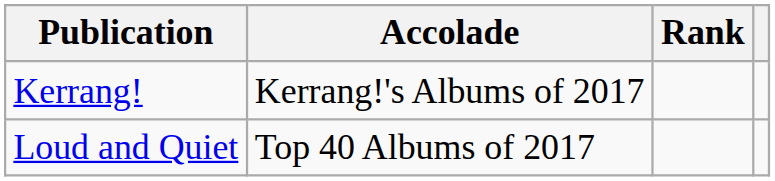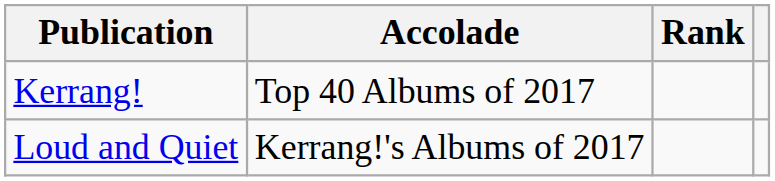(450, 89) Kerrang!'s Albums of 2017 -> (425, 89) Top 40 Albums of 2017
(425, 146) Top 40 Albums of 2017 -> (450, 146) Kerrang!'s Albums of 2017
